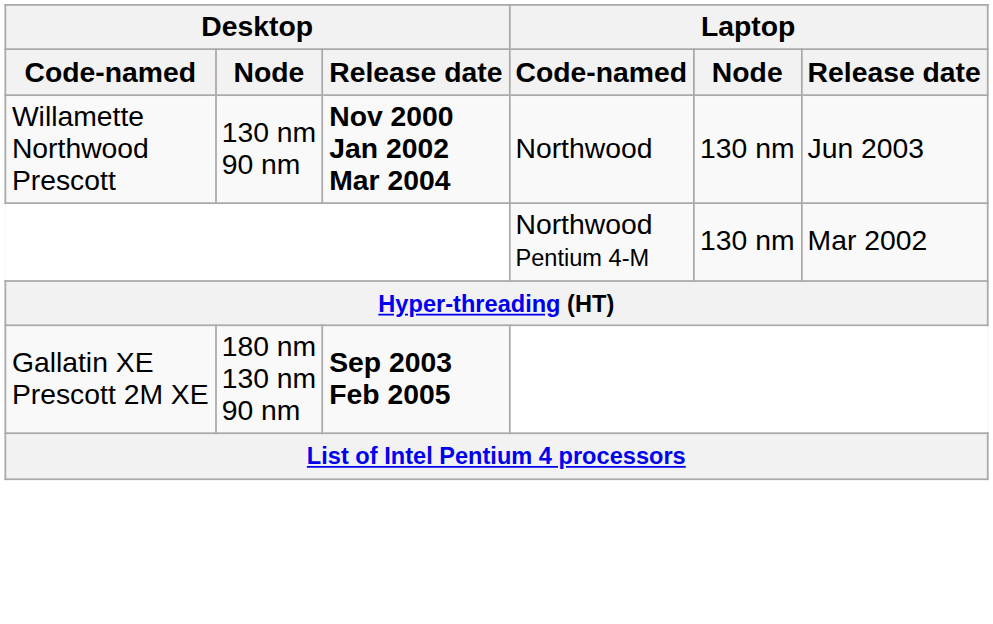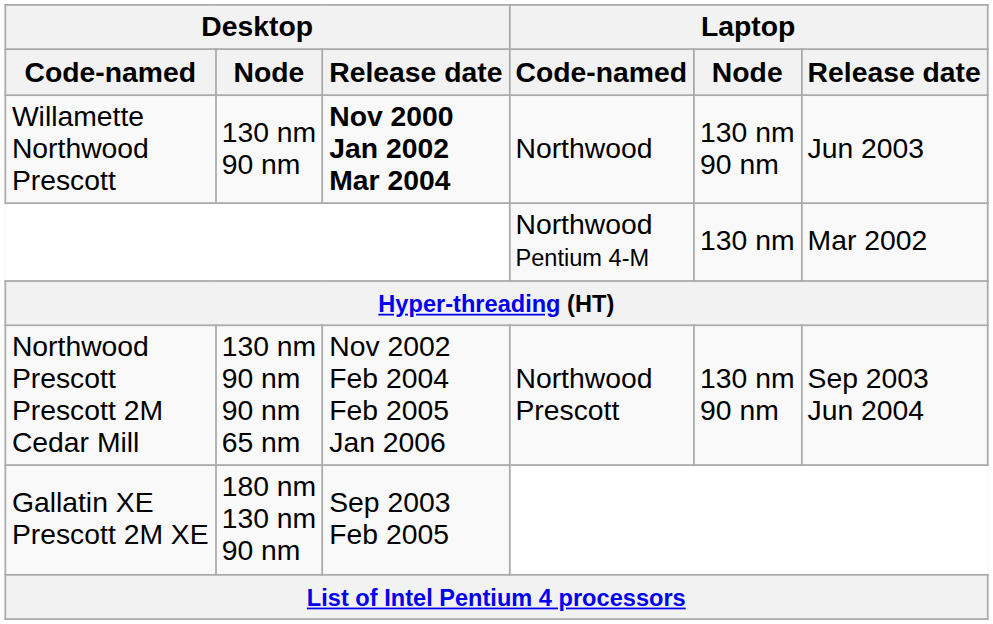(747, 148) 130 nm -> (747, 148) 130 nm 90 nm
+ row: (87, 394)
(391, 378) bold -> (390, 519) normal
